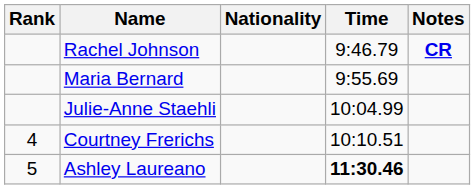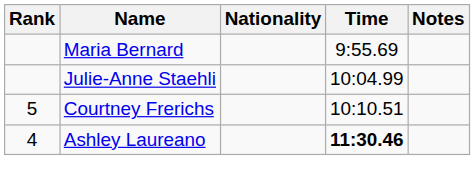- row: (132, 49)
(32, 139) 4 -> (32, 109) 5
(32, 169) 5 -> (32, 139) 4
